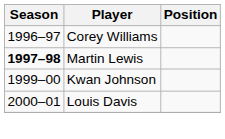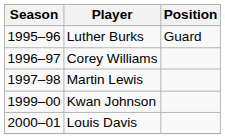+ row: (105, 36)
(34, 58) bold -> (34, 79) normal
